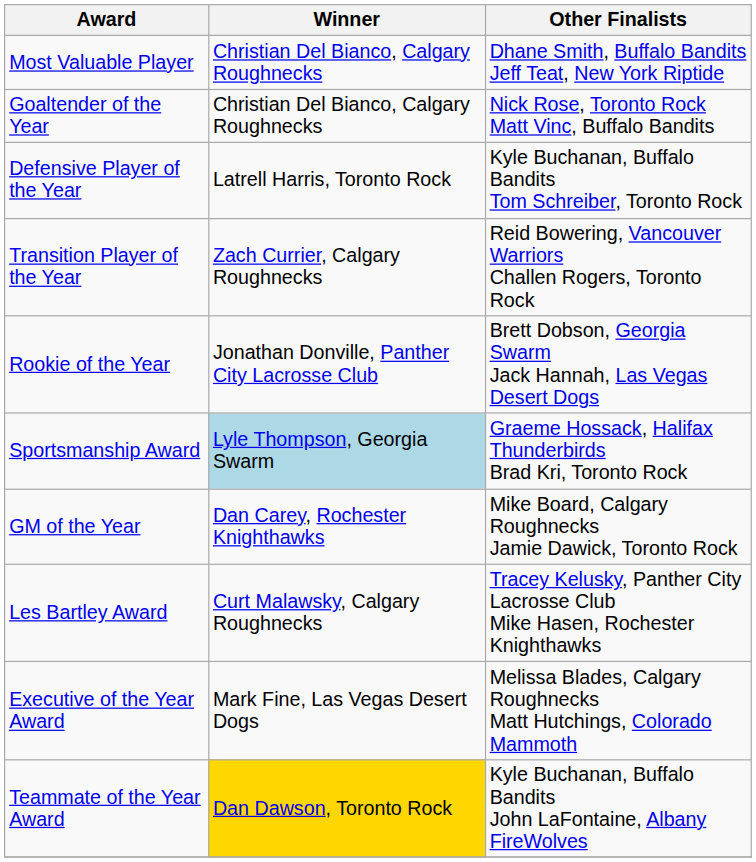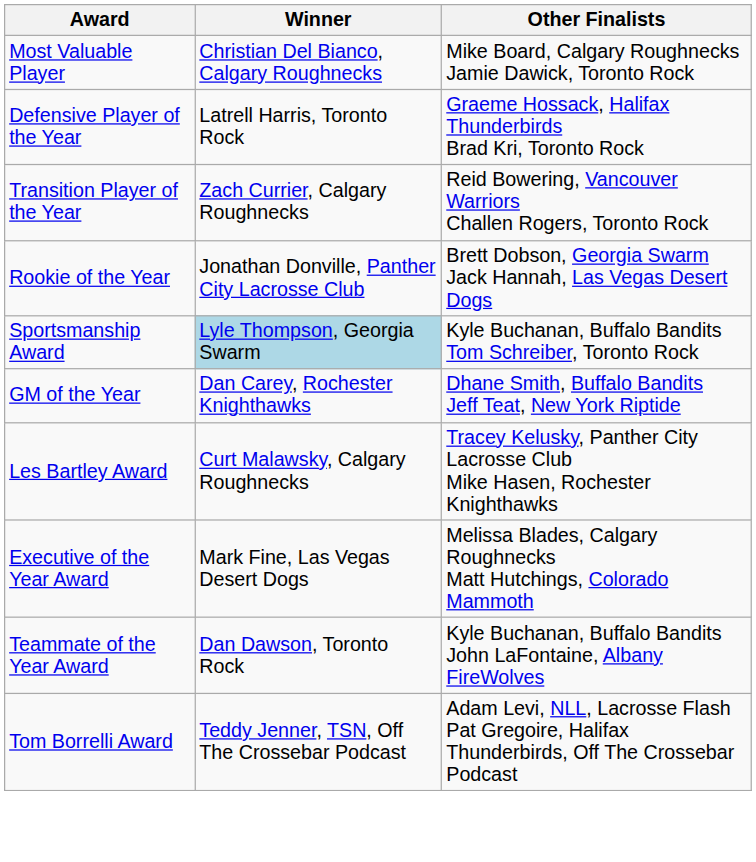(618, 62) Dhane Smith, Buffalo Bandits Jeff Teat, New York Riptide -> (593, 62) Mike Board, Calgary Roughnecks Jamie Dawick, Toronto Rock
- row: (85, 115)
(616, 180) Kyle Buchanan, Buffalo Bandits Tom Schreiber, Toronto Rock -> (558, 126) Graeme Hossack, Halifax Thunderbirds Brad Kri, Toronto Rock
(601, 450) Graeme Hossack, Halifax Thunderbirds Brad Kri, Toronto Rock -> (584, 342) Kyle Buchanan, Buffalo Bandits Tom Schreiber, Toronto Rock
(614, 526) Mike Board, Calgary Roughnecks Jamie Dawick, Toronto Rock -> (575, 395) Dhane Smith, Buffalo Bandits Jeff Teat, New York Riptide
(333, 808) gold background -> (294, 655) no background
+ row: (91, 741)
